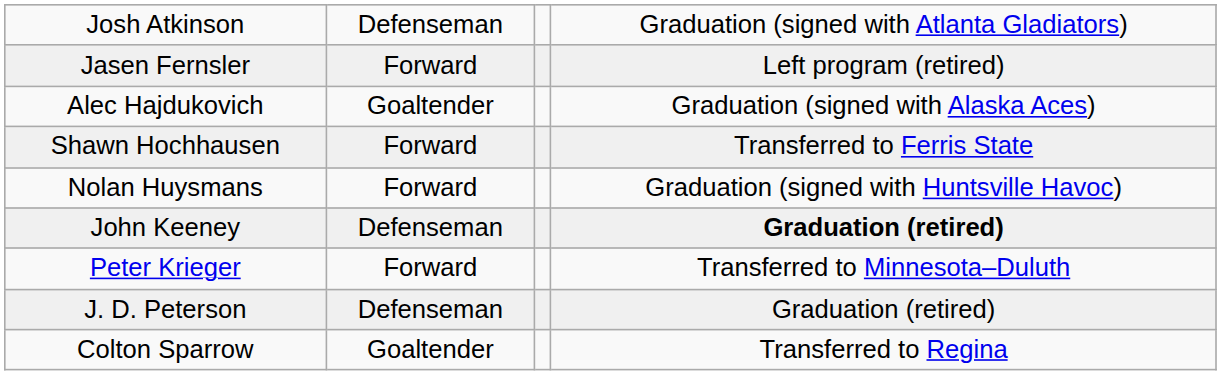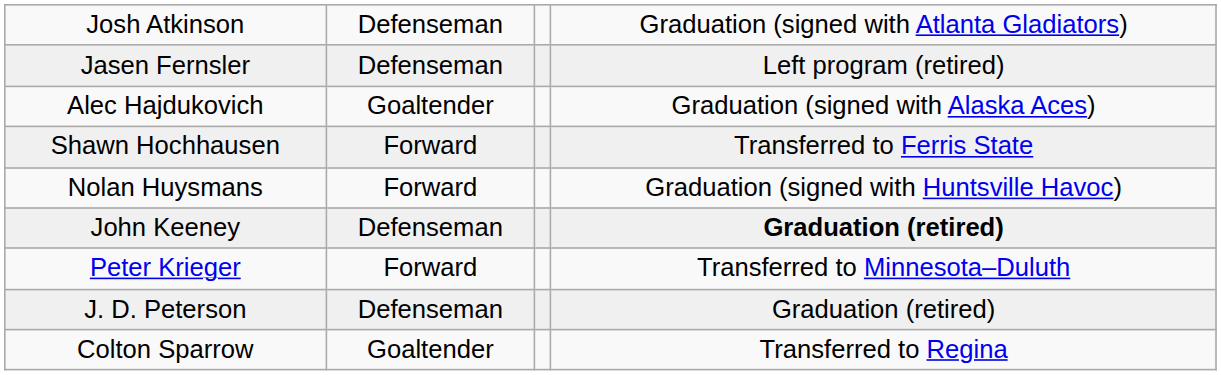(430, 65) Forward -> (430, 65) Defenseman
